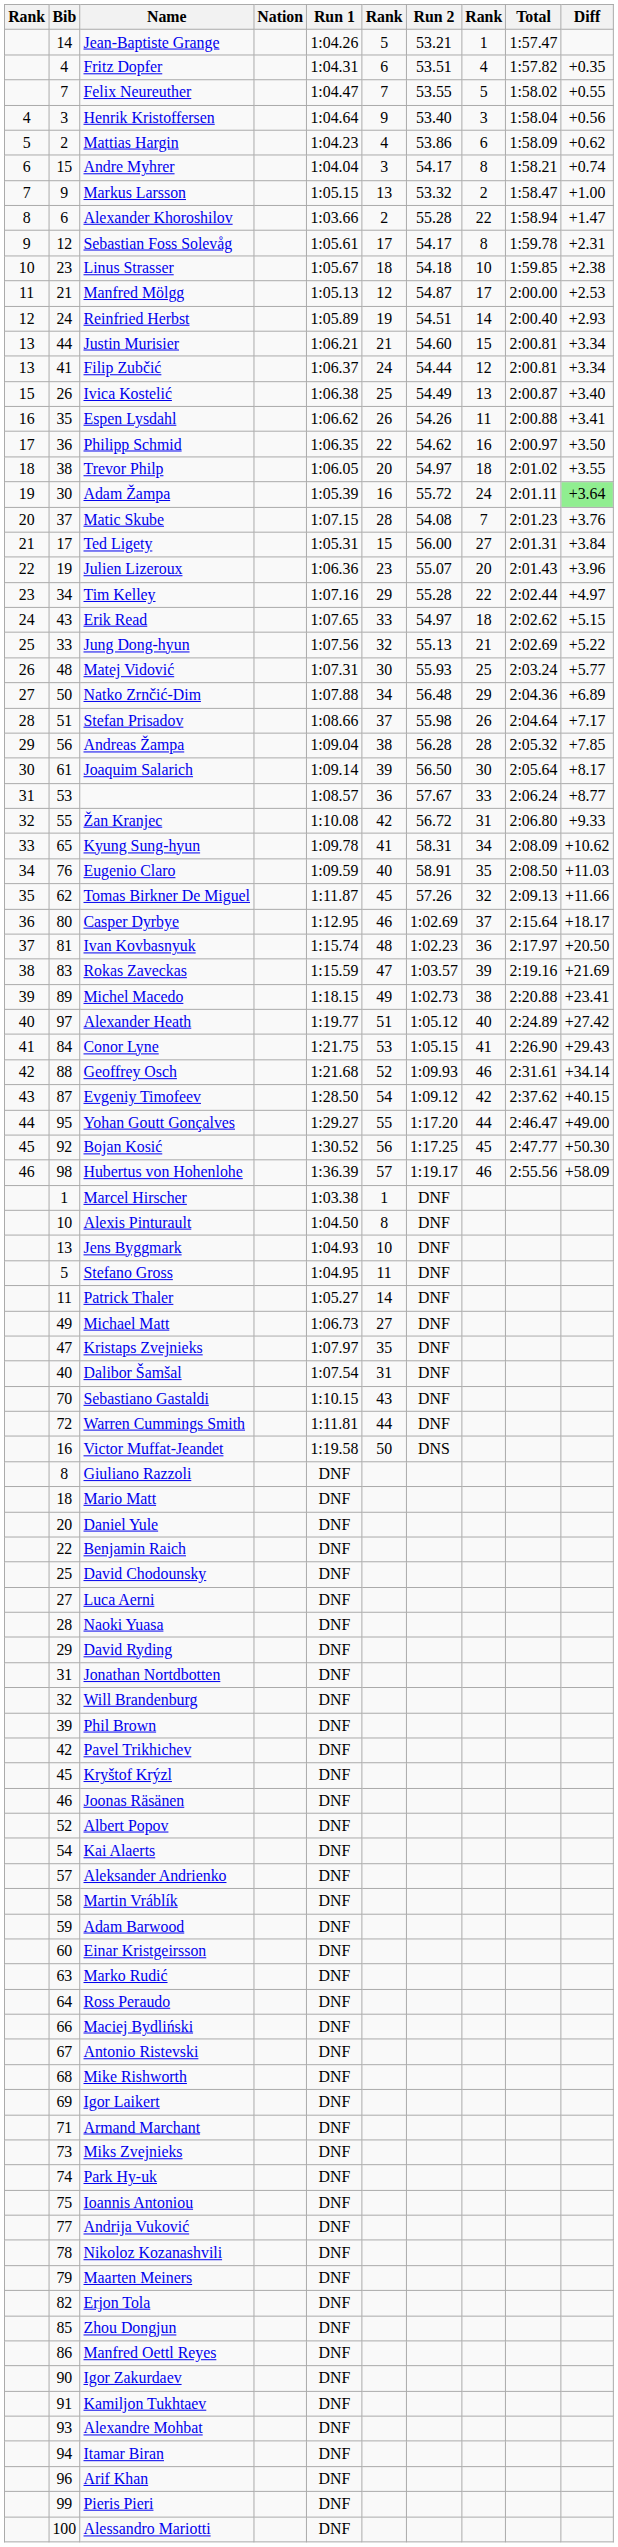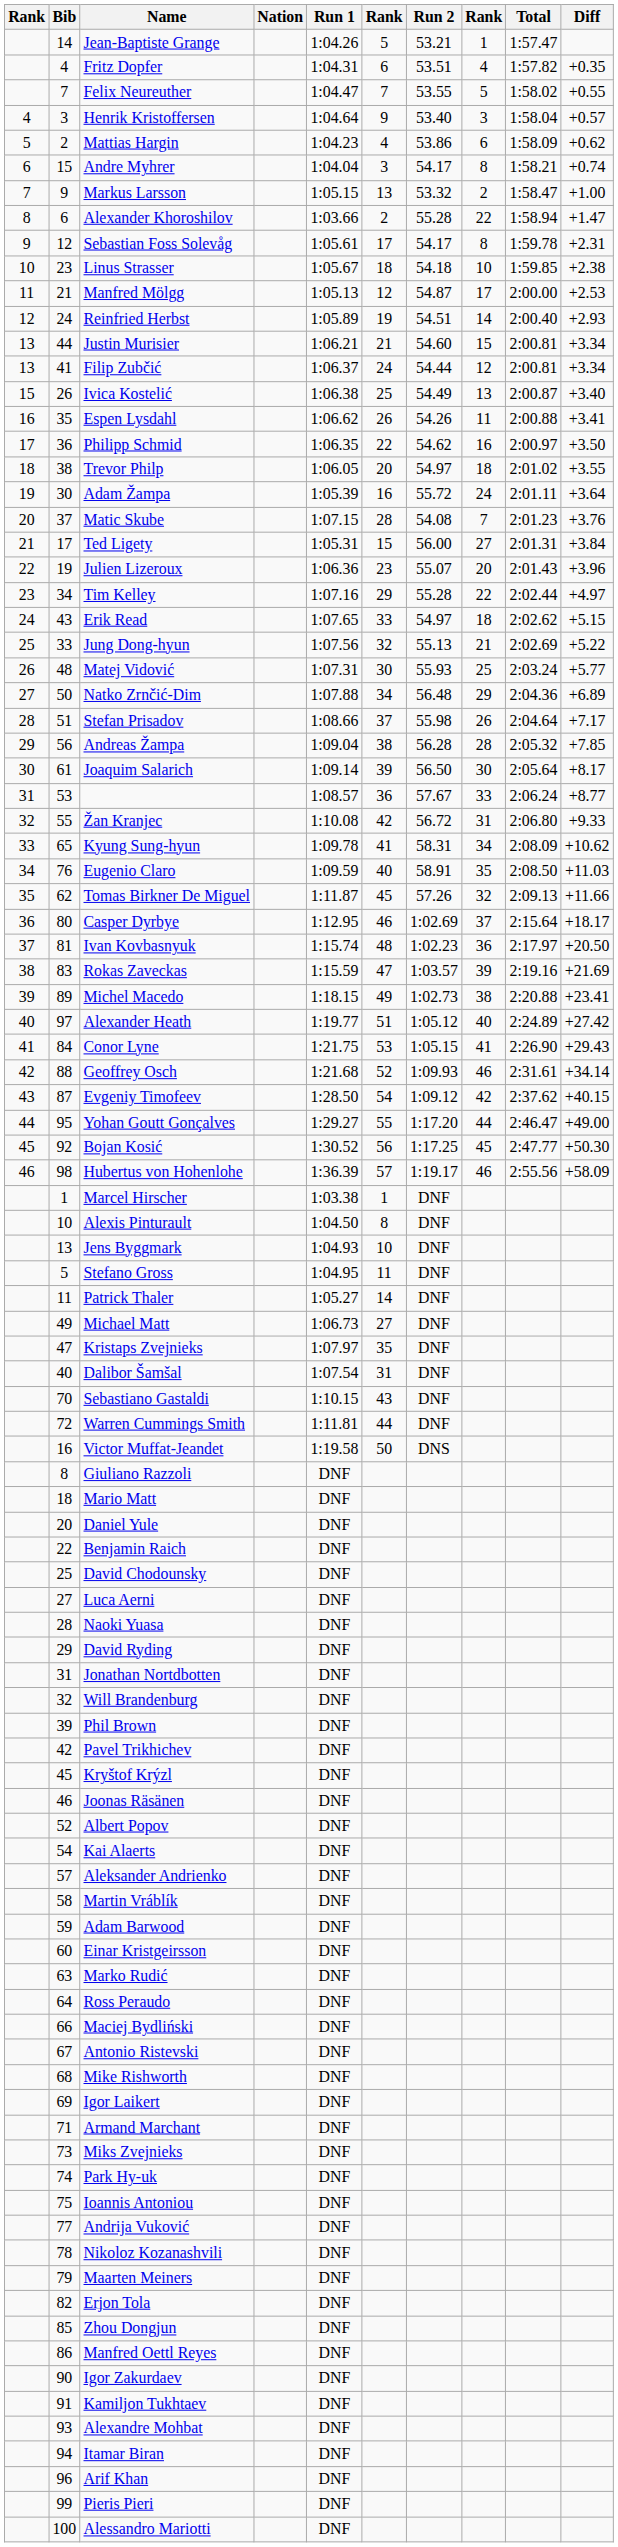(587, 117) +0.56 -> (587, 117) +0.57
(587, 494) lightgreen background -> (587, 494) no background
